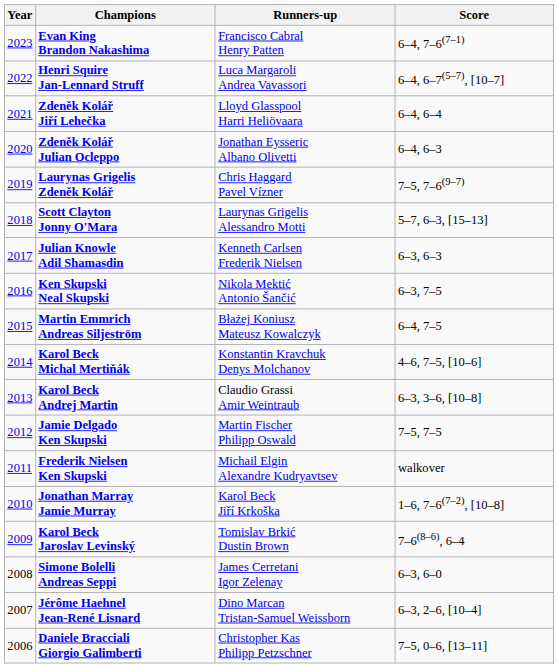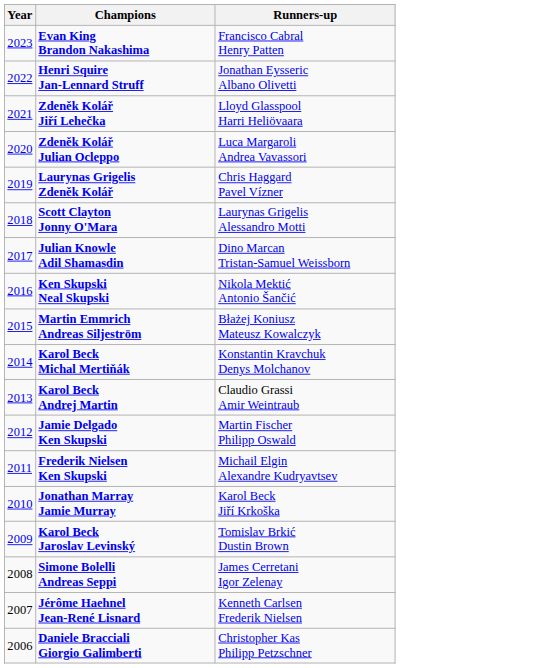- column: (474, 15)
(262, 78) Luca Margaroli Andrea Vavassori -> (263, 78) Jonathan Eysseric Albano Olivetti
(263, 149) Jonathan Eysseric Albano Olivetti -> (262, 149) Luca Margaroli Andrea Vavassori
(260, 255) Kenneth Carlsen Frederik Nielsen -> (284, 255) Dino Marcan Tristan-Samuel Weissborn
(284, 610) Dino Marcan Tristan-Samuel Weissborn -> (260, 610) Kenneth Carlsen Frederik Nielsen
